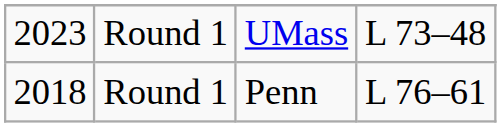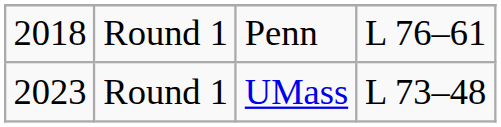rows swapped: (281, 91) <-> (296, 33)
